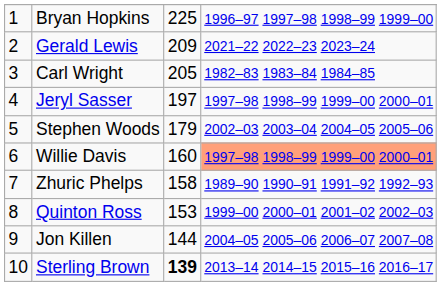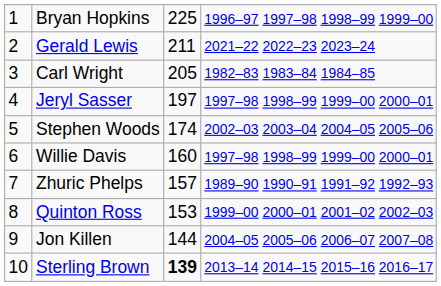(182, 45) 209 -> (182, 45) 211
(182, 128) 179 -> (182, 128) 174
(319, 157) lightsalmon background -> (319, 157) no background
(182, 184) 158 -> (182, 184) 157
